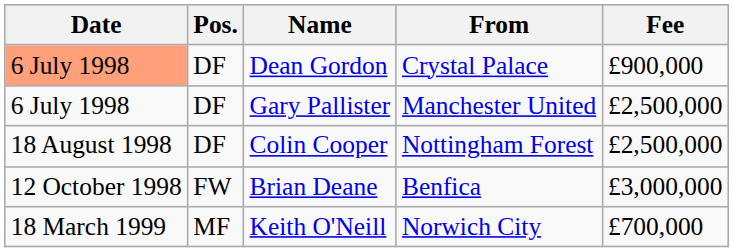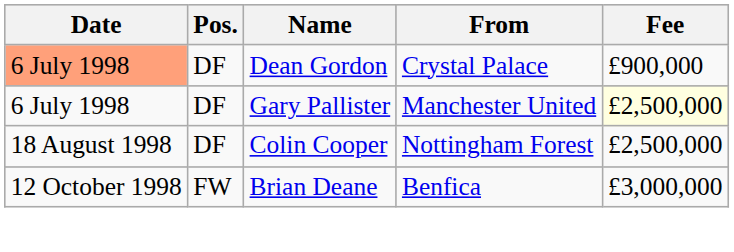(665, 105) no background -> (665, 105) lightyellow background
- row: (318, 226)
